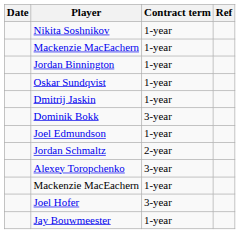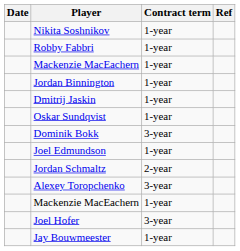+ row: (64, 47)
rows swapped: (70, 82) <-> (65, 99)
